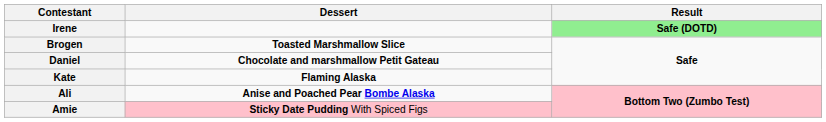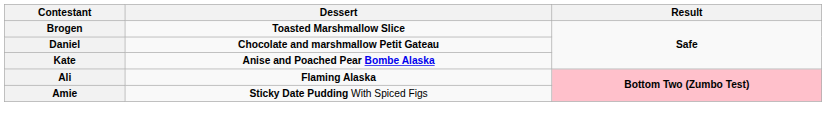- row: (65, 29)
(339, 77) Flaming Alaska -> (339, 61) Anise and Poached Pear Bombe Alaska
(339, 94) Anise and Poached Pear Bombe Alaska -> (339, 77) Flaming Alaska
(339, 110) pink background -> (339, 94) no background
